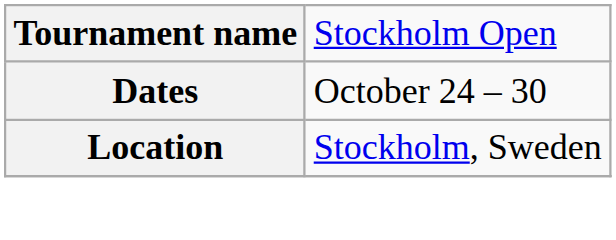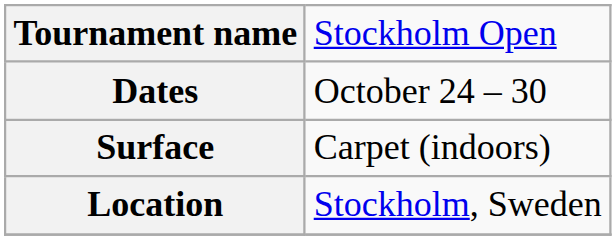+ row: (155, 147)
